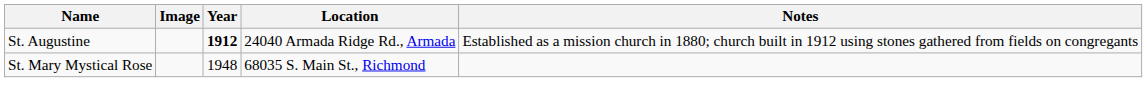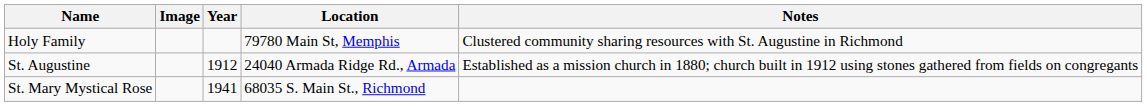+ row: (47, 40)
(222, 40) bold -> (222, 64) normal
(222, 64) 1948 -> (222, 88) 1941
